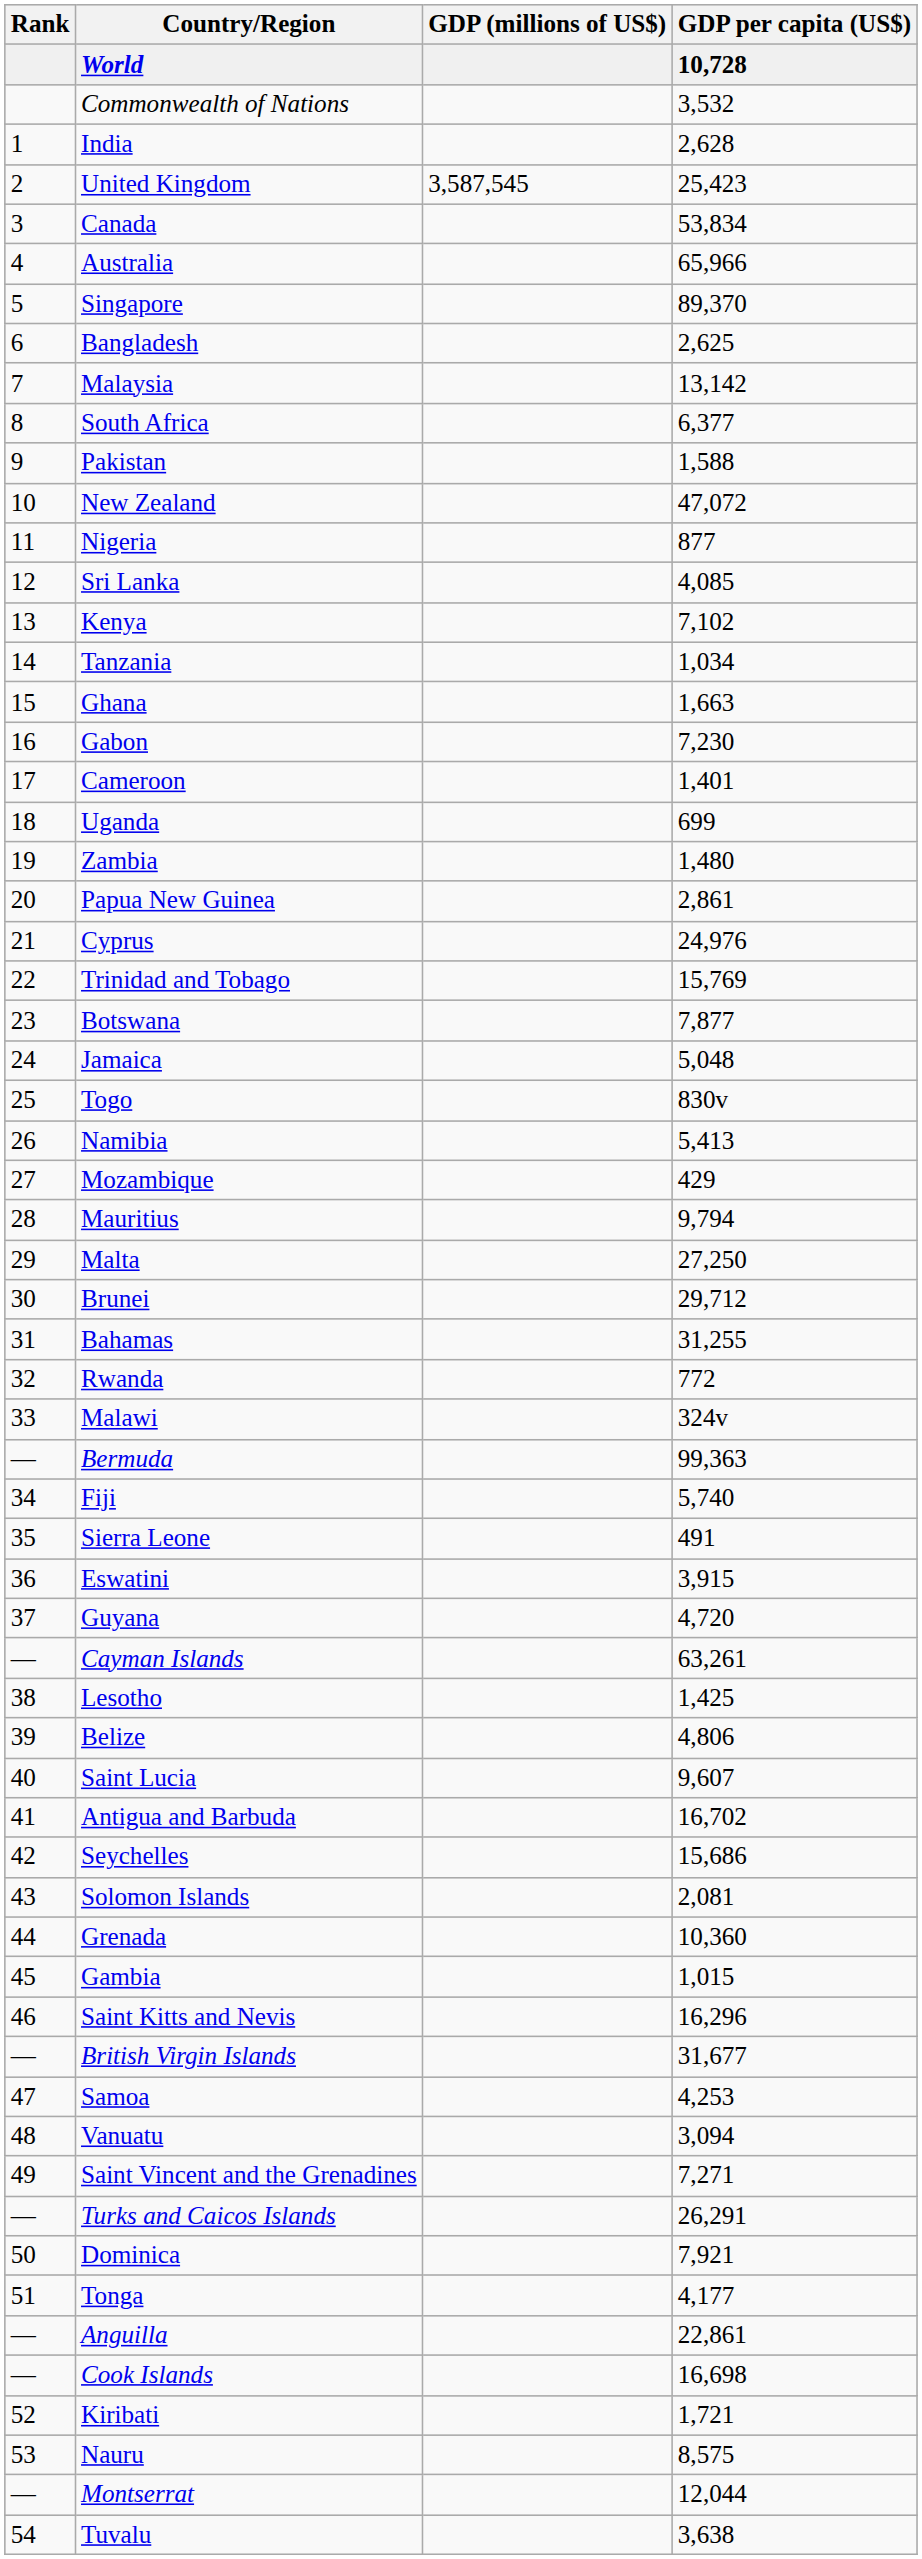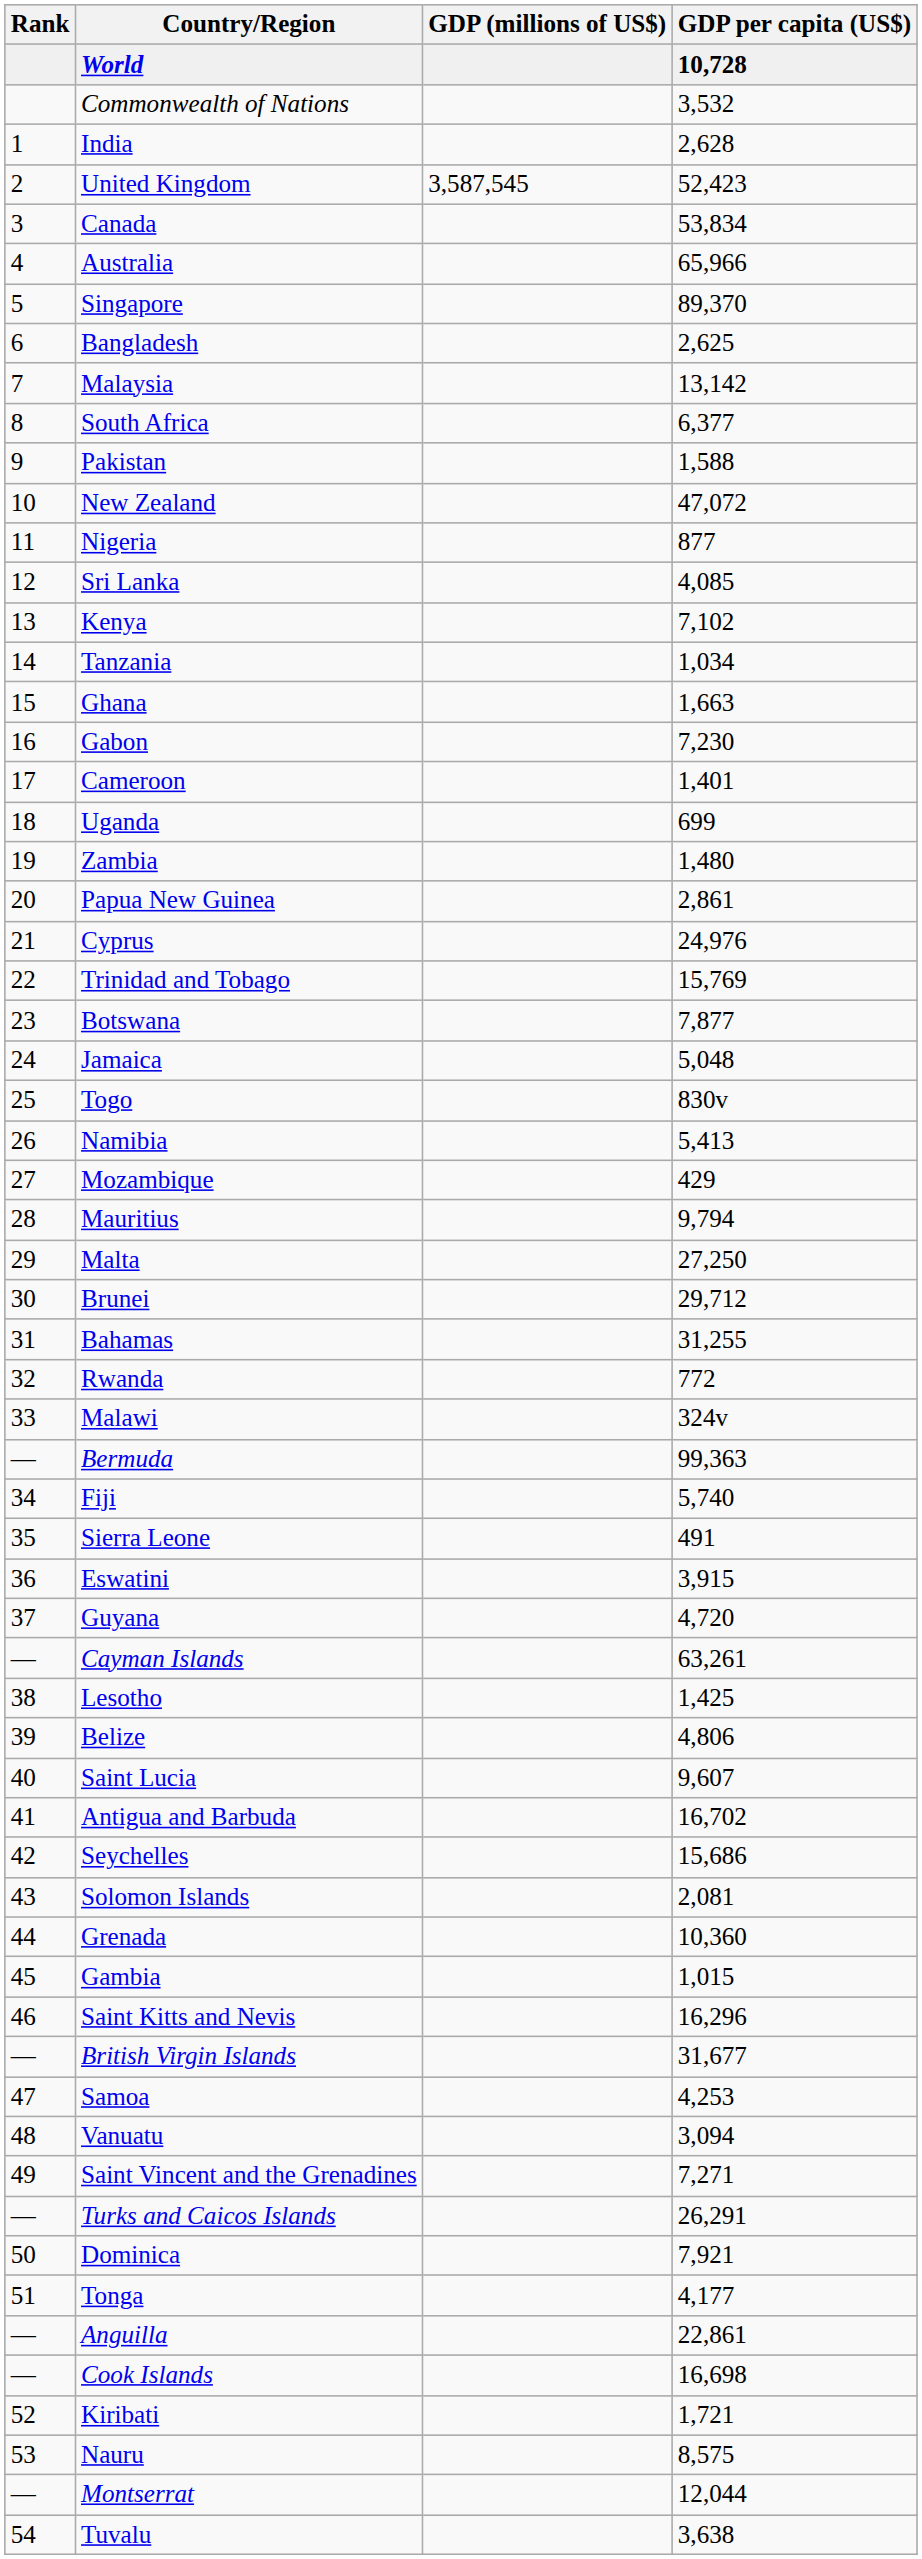(712, 183) 25,423 -> (712, 183) 52,423
